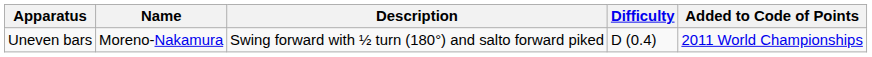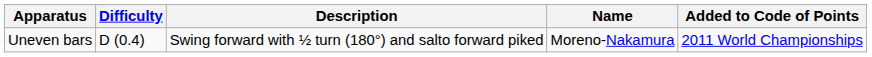columns swapped: (161, 16) <-> (643, 16)
